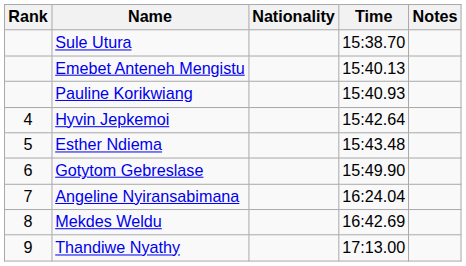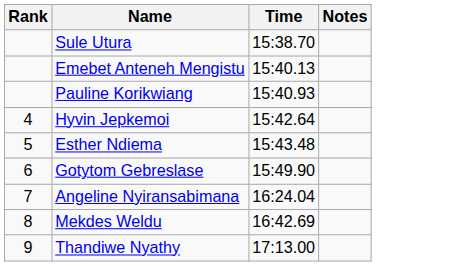- column: (294, 17)
